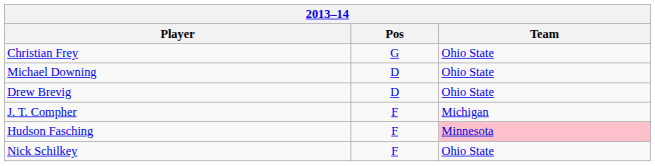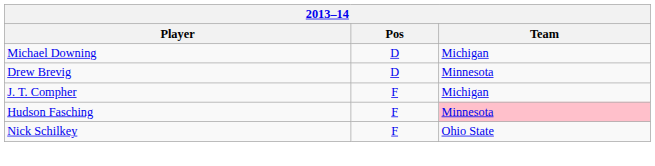- row: (43, 53)
(468, 72) Ohio State -> (465, 53) Michigan
(468, 92) Ohio State -> (468, 72) Minnesota
